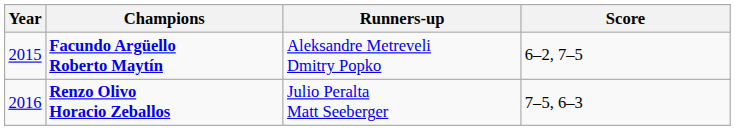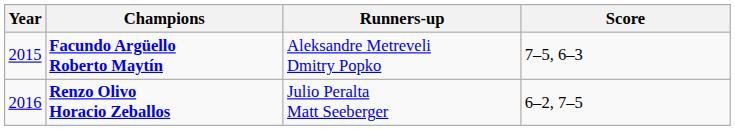(554, 55) 6–2, 7–5 -> (554, 55) 7–5, 6–3
(554, 102) 7–5, 6–3 -> (554, 102) 6–2, 7–5
